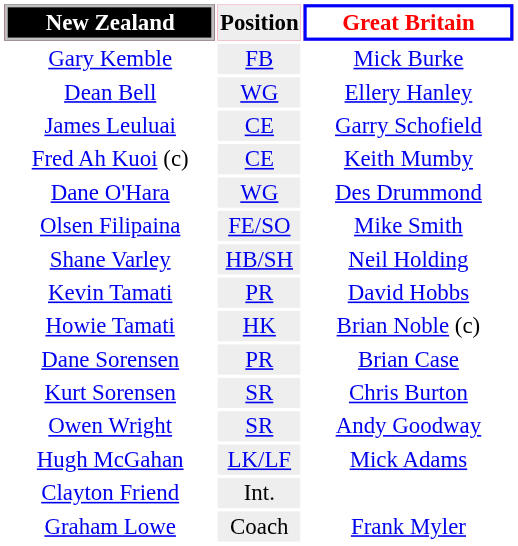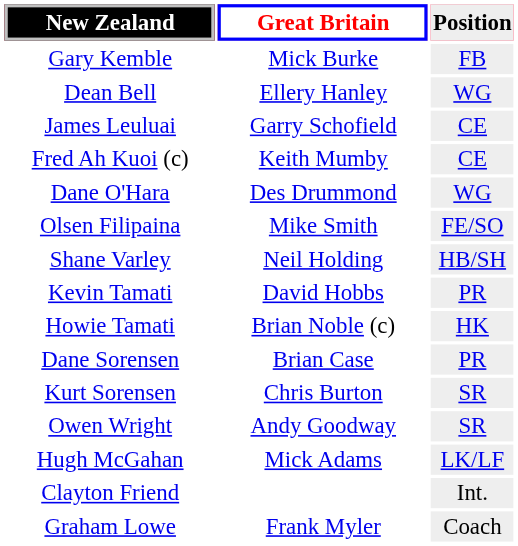columns swapped: (259, 22) <-> (408, 22)
